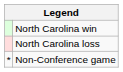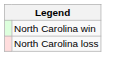- row: (65, 60)
